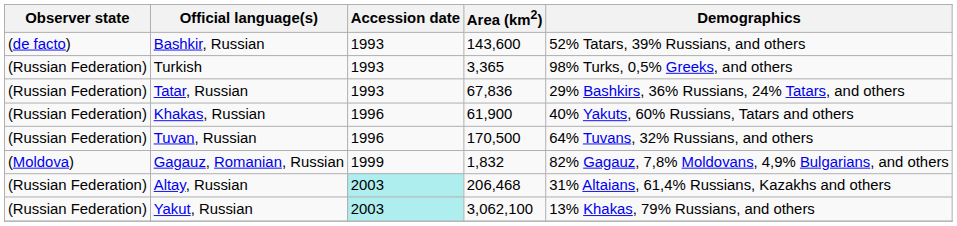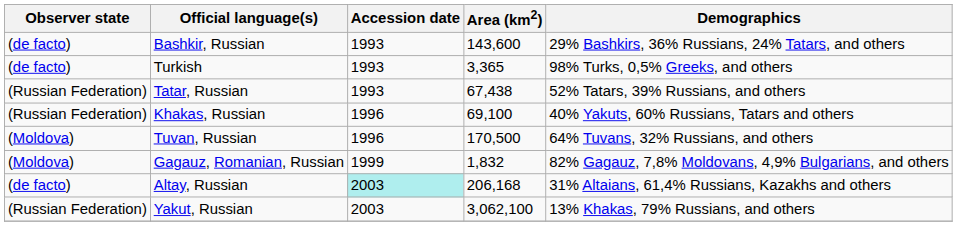(677, 43) 52% Tatars, 39% Russians, and others -> (727, 43) 29% Bashkirs, 36% Russians, 24% Tatars, and others
(77, 67) (Russian Federation) -> (39, 67) (de facto)
(490, 91) 67,836 -> (490, 91) 67,438
(727, 91) 29% Bashkirs, 36% Russians, 24% Tatars, and others -> (677, 91) 52% Tatars, 39% Russians, and others
(490, 114) 61,900 -> (490, 114) 69,100
(77, 138) (Russian Federation) -> (41, 138) (Moldova)
(77, 185) (Russian Federation) -> (39, 185) (de facto)
(494, 185) 206,468 -> (494, 185) 206,168
(367, 209) paleturquoise background -> (367, 209) no background
